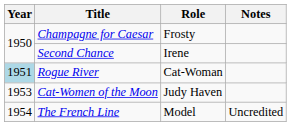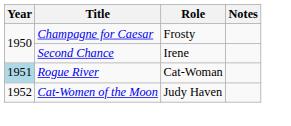(20, 92) 1953 -> (20, 92) 1952
- row: (78, 111)
